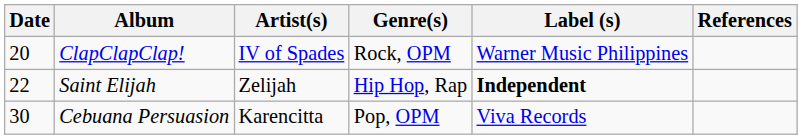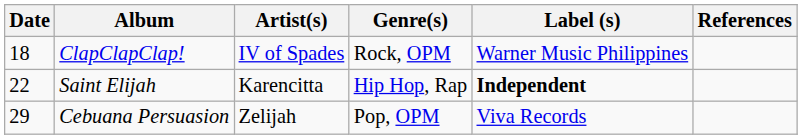(19, 52) 20 -> (19, 52) 18
(267, 85) Zelijah -> (281, 85) Karencitta
(19, 117) 30 -> (19, 117) 29
(281, 117) Karencitta -> (267, 117) Zelijah
